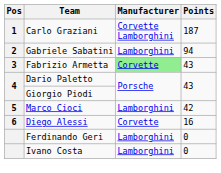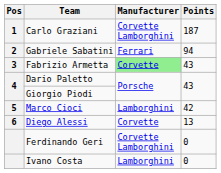(146, 50) Lamborghini -> (135, 50) Ferrari
(188, 122) 16 -> (188, 122) 13
(146, 136) Lamborghini -> (146, 141) Corvette Lamborghini
